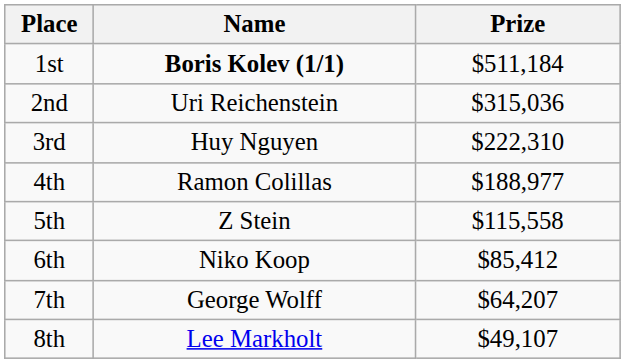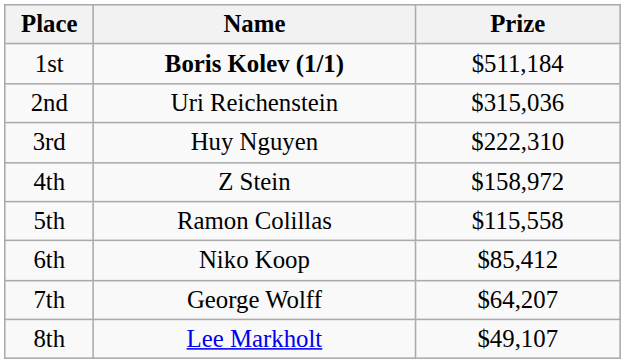(254, 181) Ramon Colillas -> (254, 181) Z Stein
(518, 181) $188,977 -> (518, 181) $158,972
(254, 220) Z Stein -> (254, 220) Ramon Colillas
